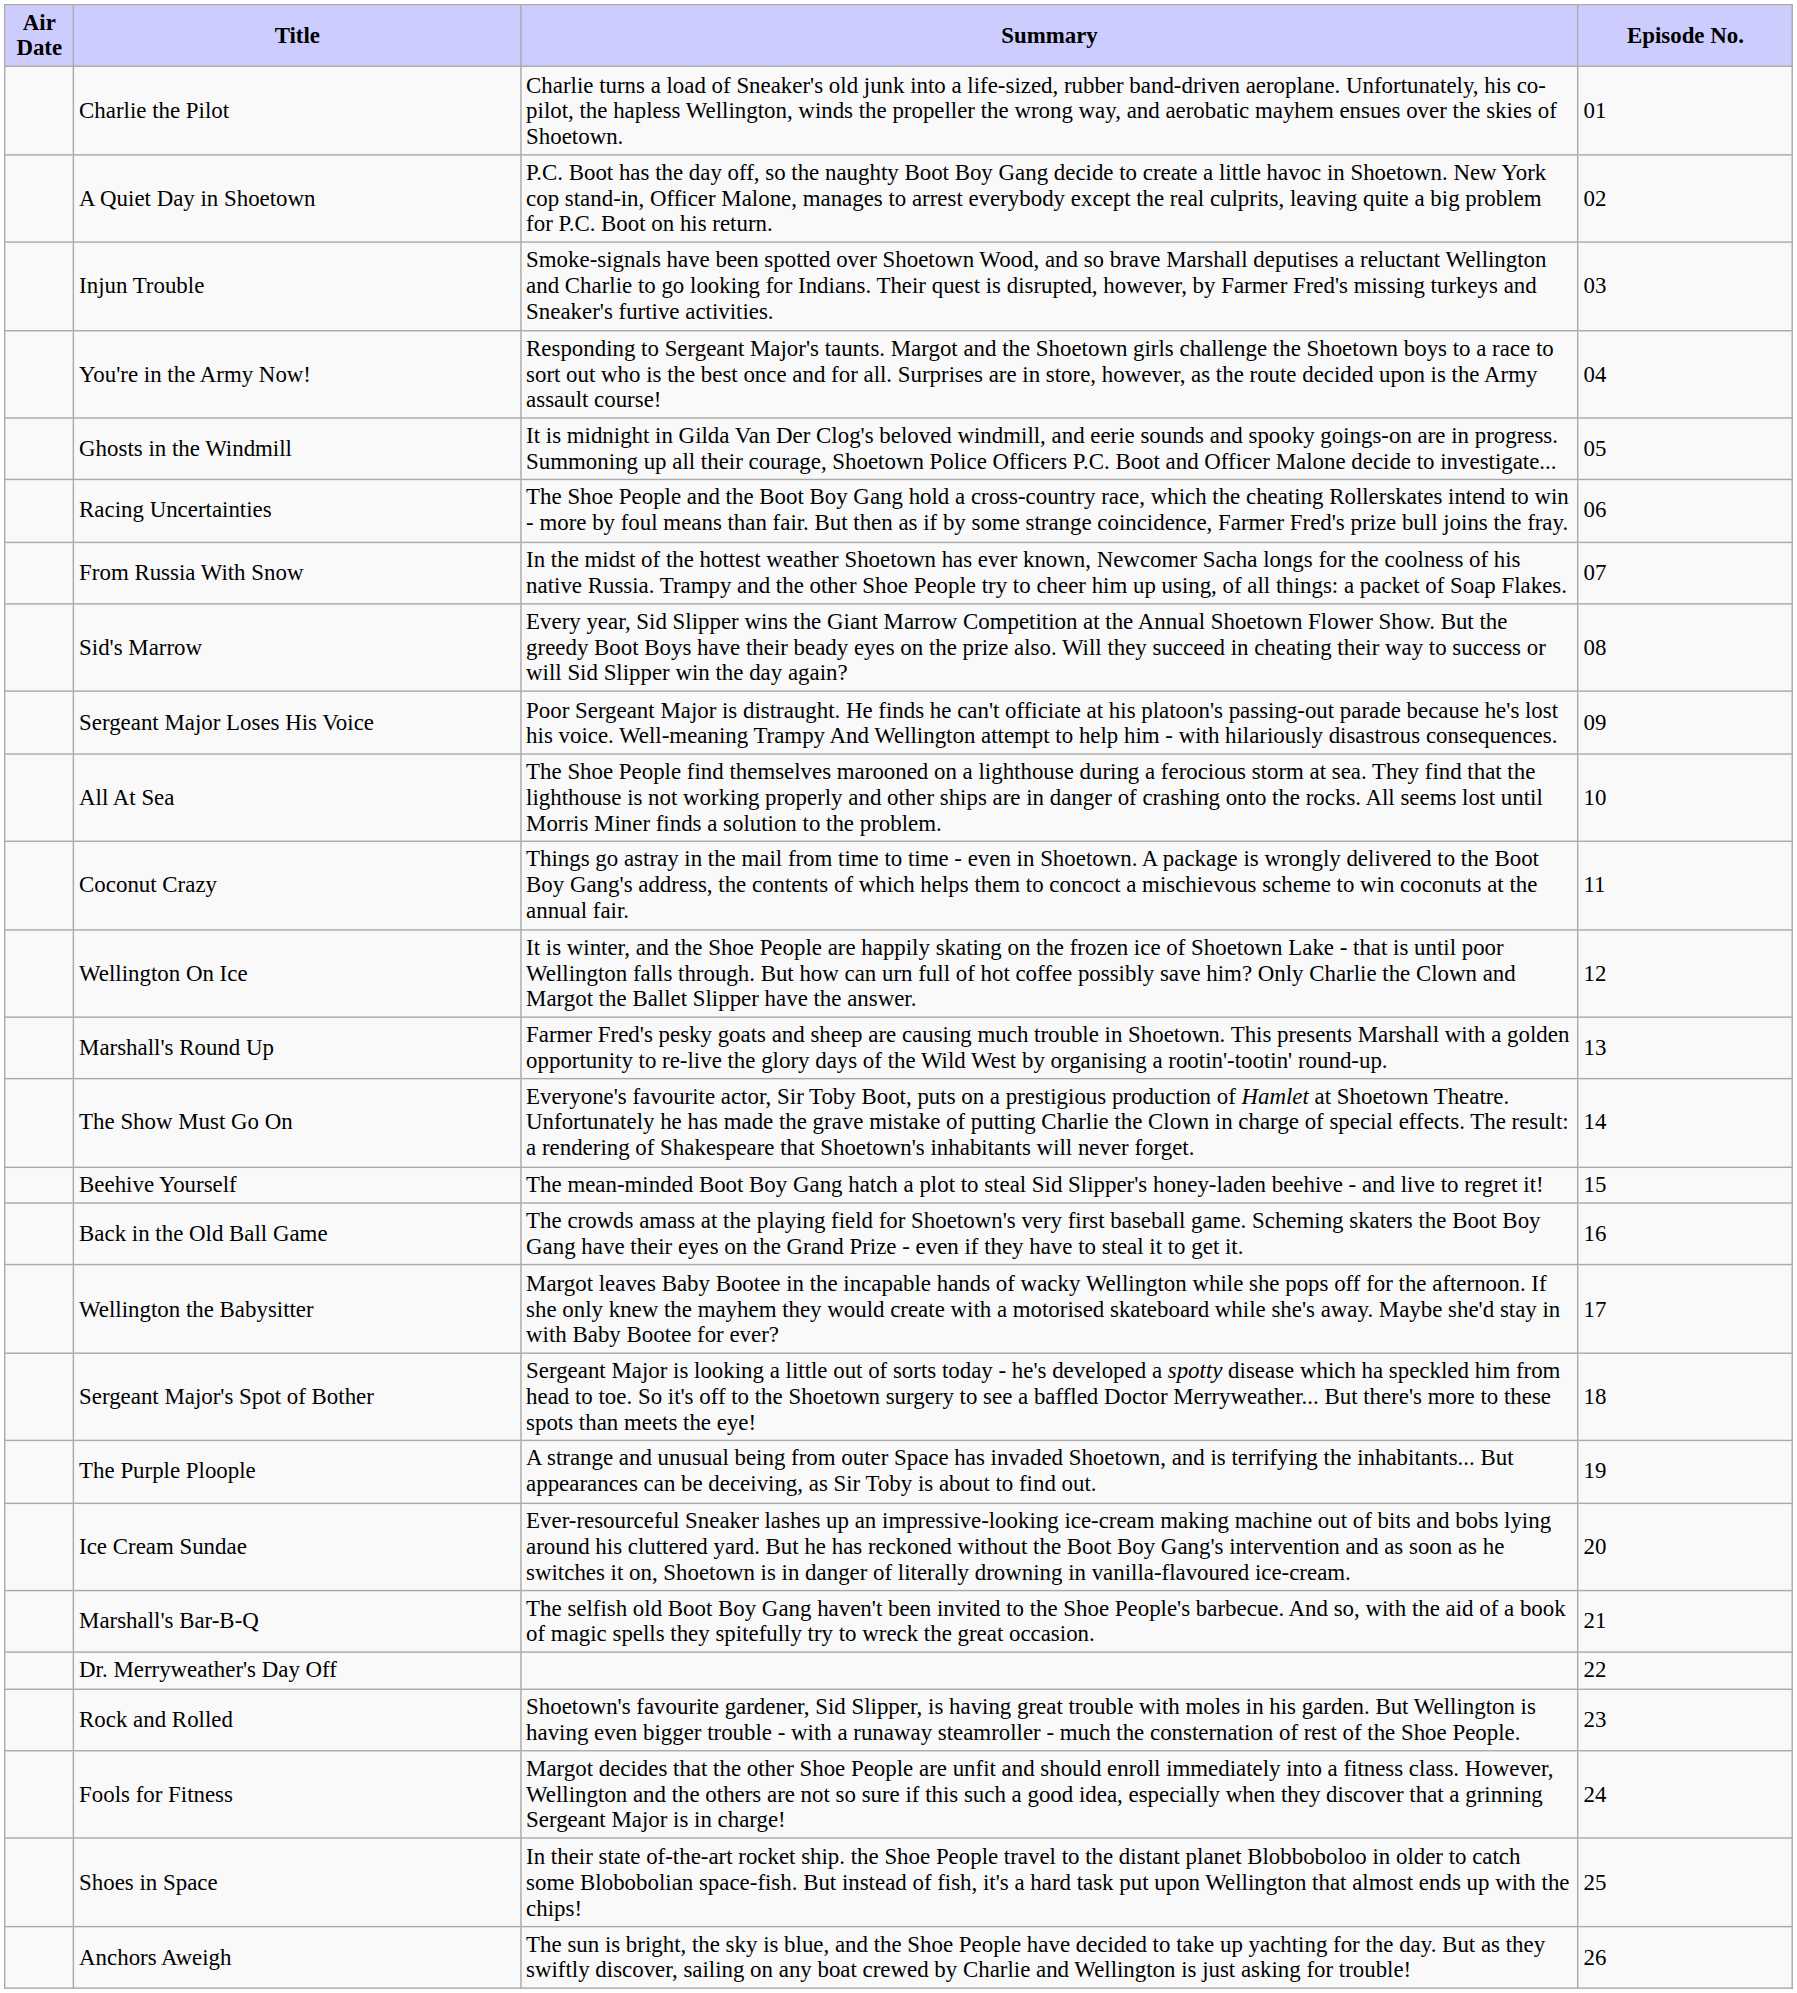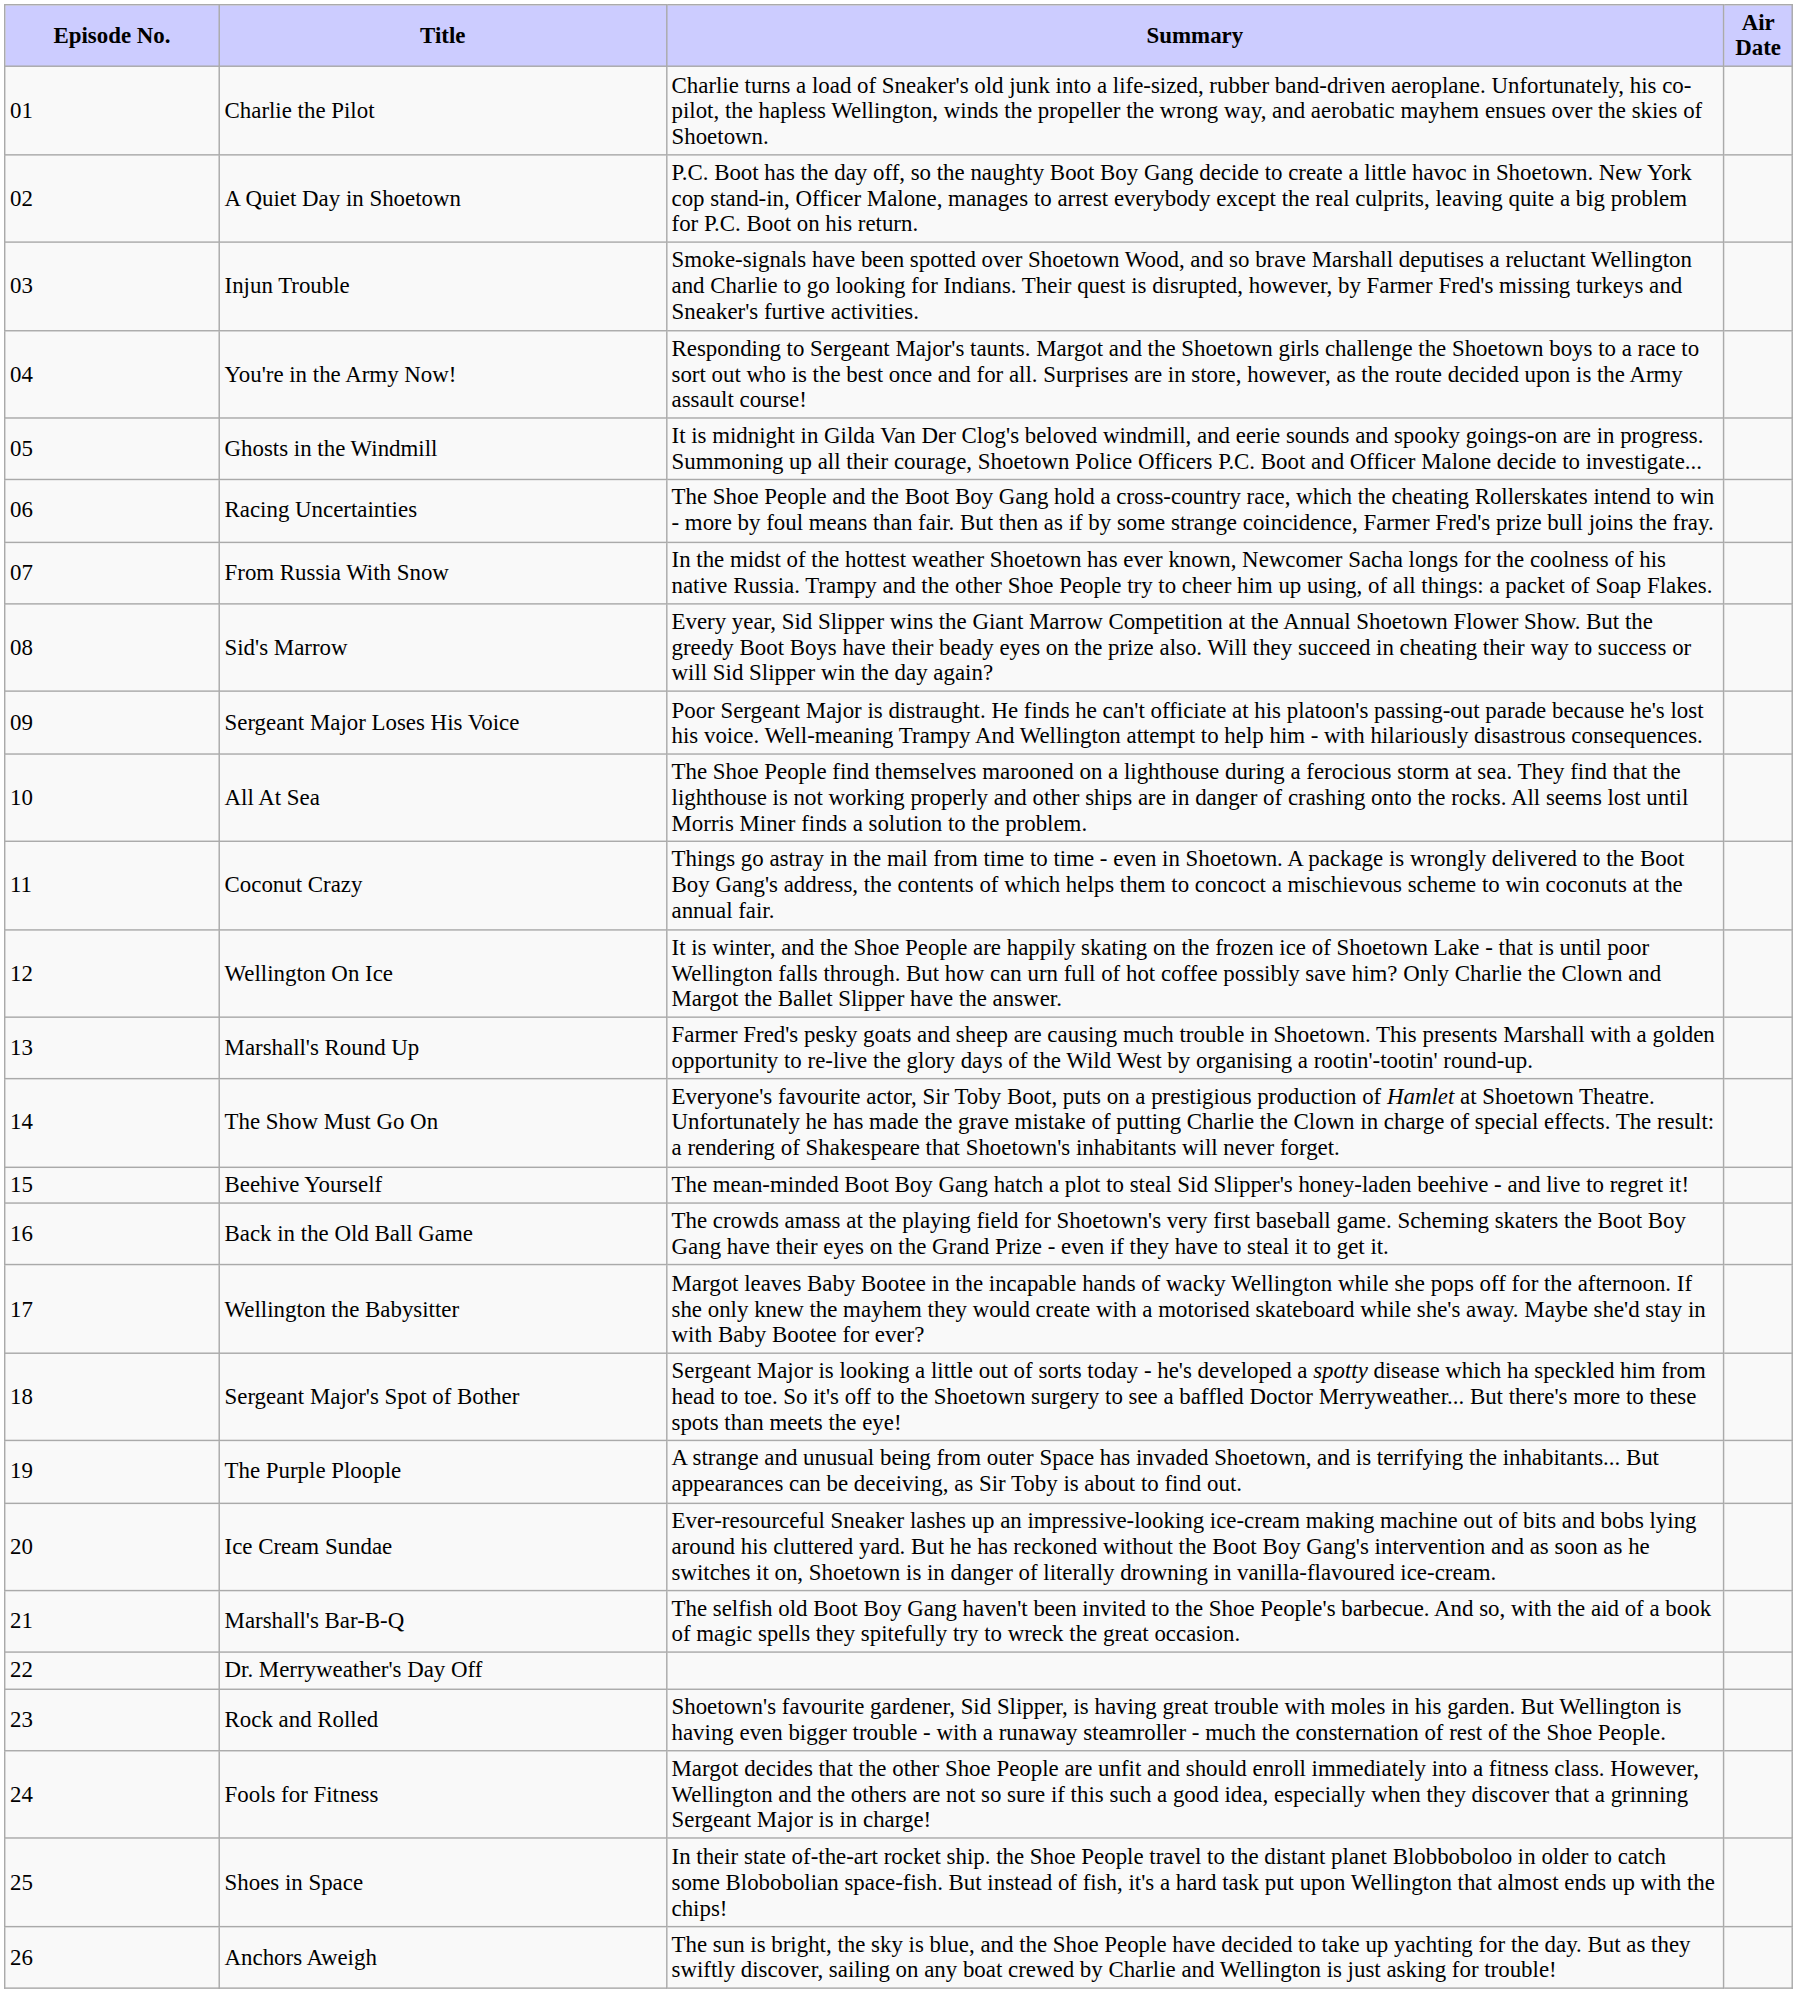columns swapped: (1685, 35) <-> (39, 35)
